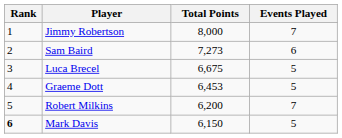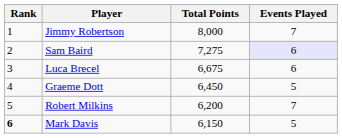(210, 50) 7,273 -> (210, 50) 7,275
(293, 50) no background -> (293, 50) lavender background
(293, 68) 5 -> (293, 68) 6
(210, 86) 6,453 -> (210, 86) 6,450
